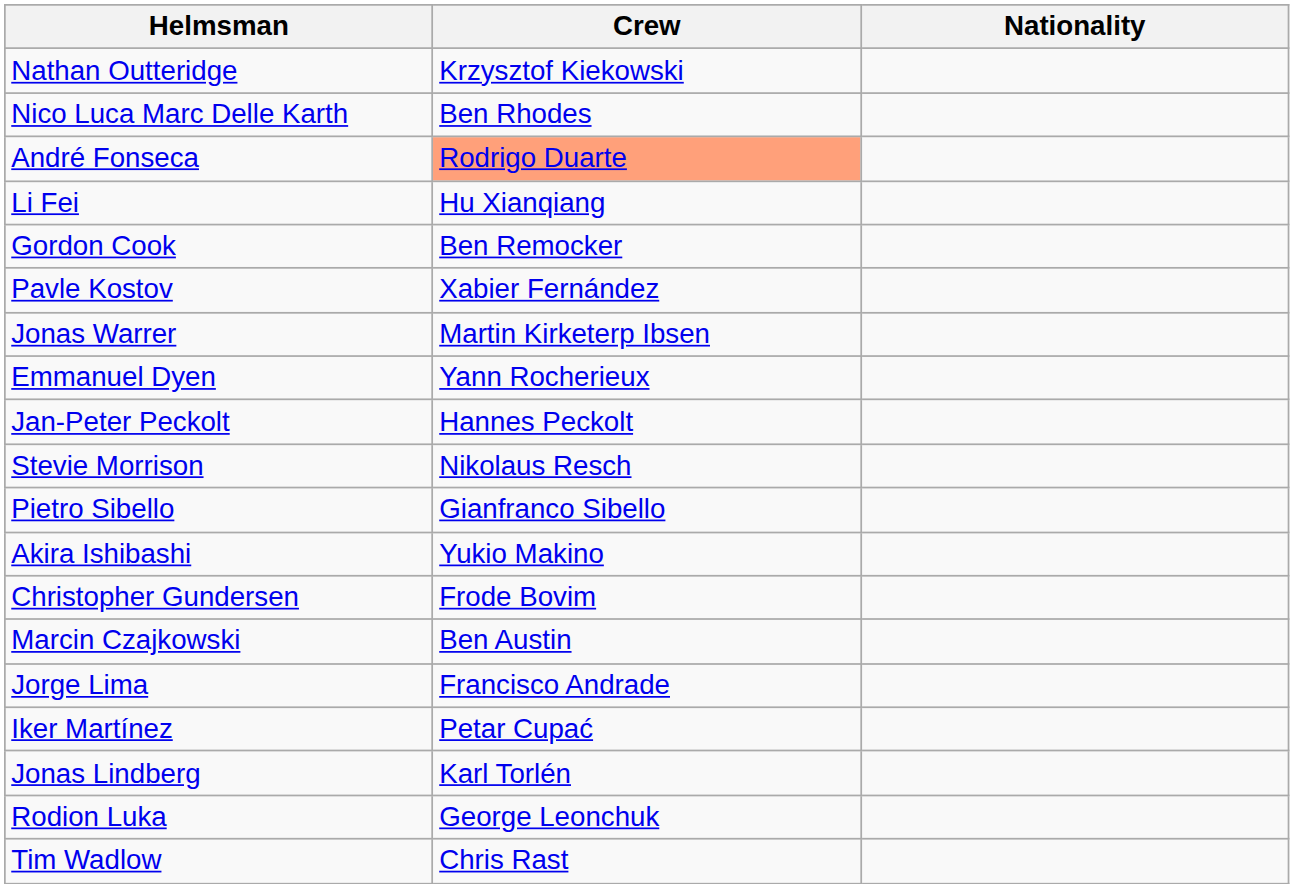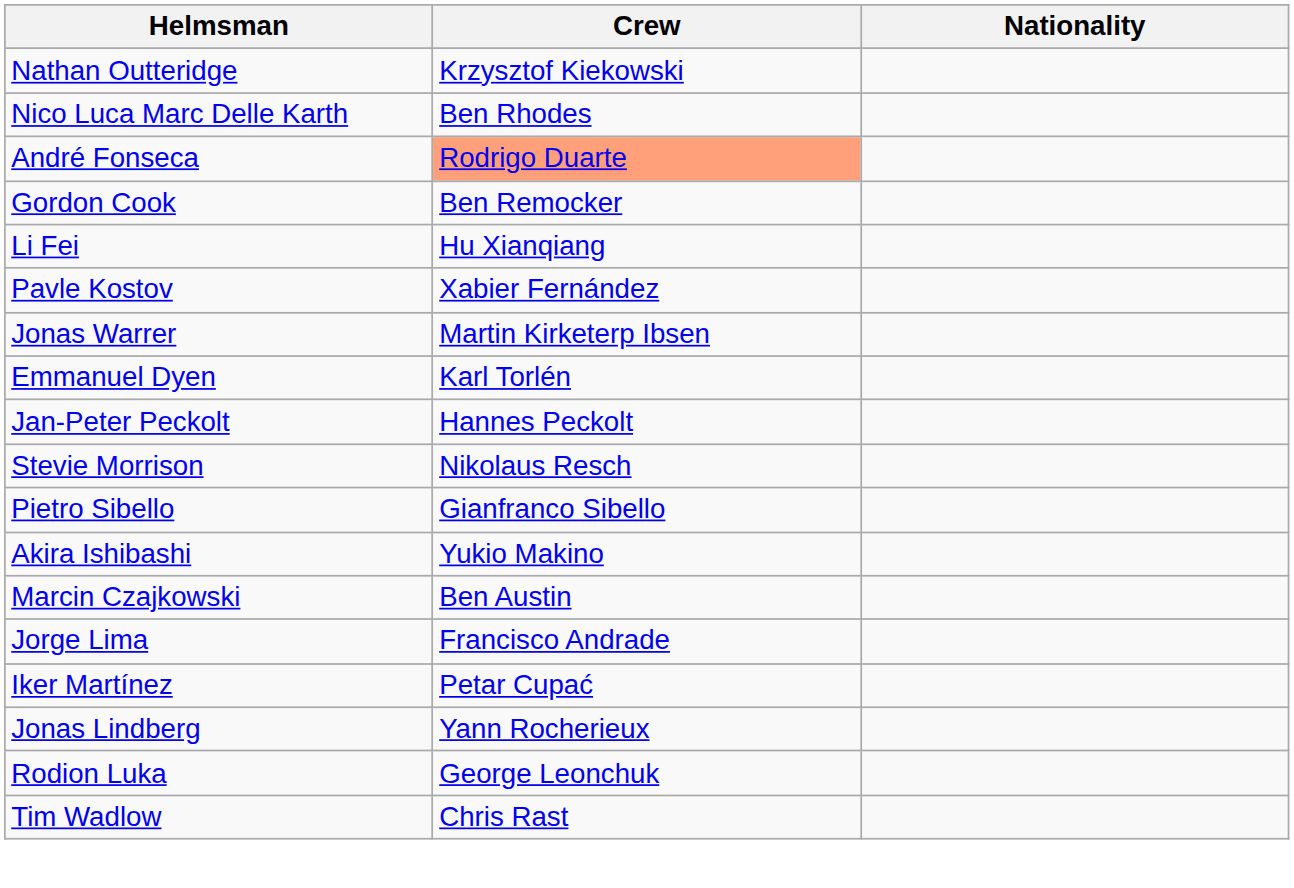rows swapped: (94, 245) <-> (45, 202)
(544, 377) Yann Rocherieux -> (505, 377) Karl Torlén
- row: (155, 597)
(505, 772) Karl Torlén -> (544, 728) Yann Rocherieux
